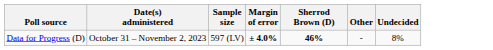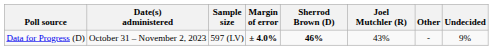+ column: (381, 17)
(398, 38) 8% -> (465, 38) 9%
